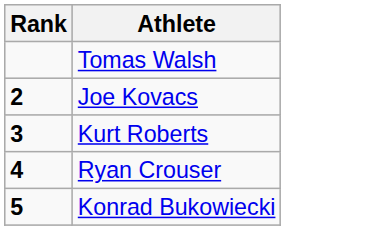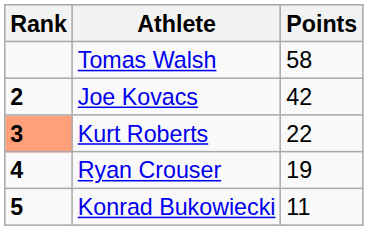+ column: (322, 23)
(17, 134) no background -> (17, 134) lightsalmon background
